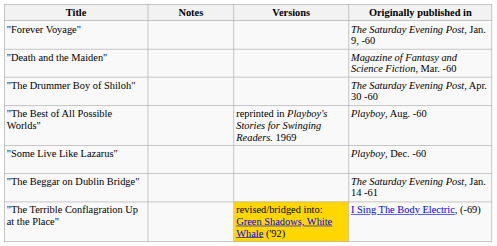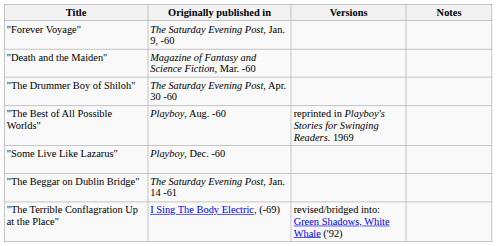columns swapped: (420, 12) <-> (191, 12)
(284, 221) gold background -> (342, 221) no background
